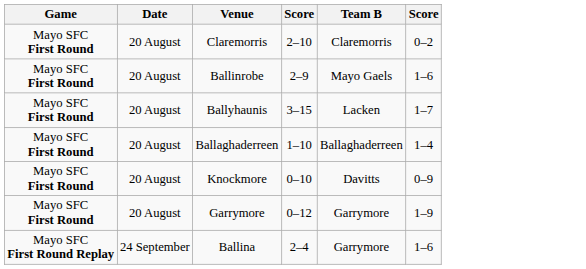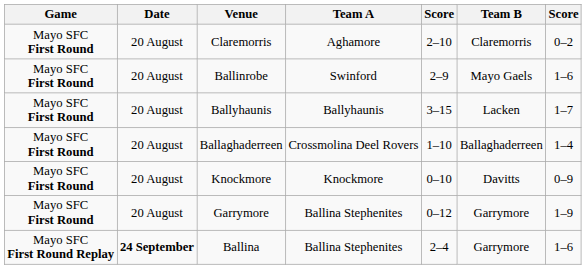+ column: (353, 14)
(155, 247) normal -> (157, 247) bold
